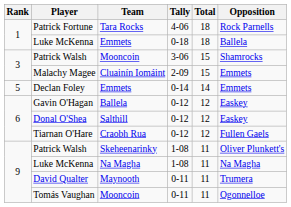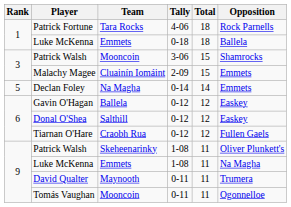(116, 88) Emmets -> (120, 88) Na Magha
(120, 164) Na Magha -> (116, 164) Emmets
